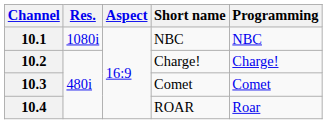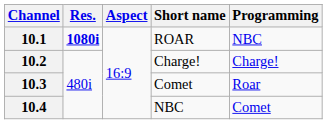(83, 38) normal -> (83, 38) bold
(169, 38) NBC -> (174, 38) ROAR
(252, 84) Comet -> (246, 84) Roar
(174, 107) ROAR -> (169, 107) NBC
(246, 107) Roar -> (252, 107) Comet
